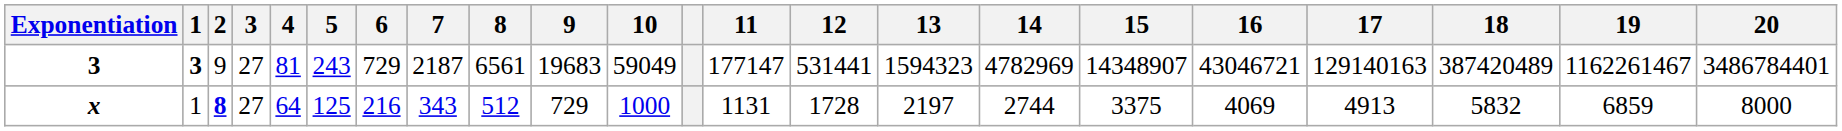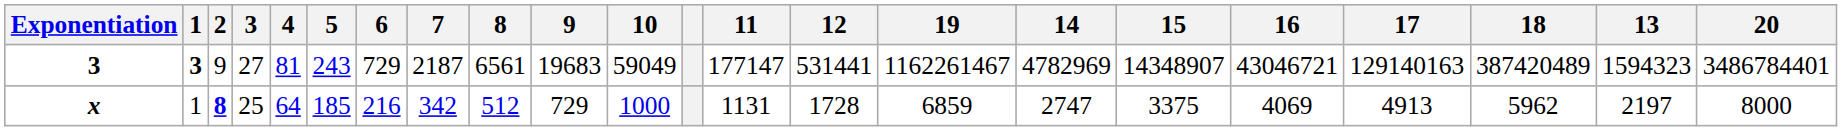columns swapped: (928, 24) <-> (1628, 24)
(251, 105) 27 -> (251, 105) 25
(332, 105) 125 -> (332, 105) 185
(438, 105) 343 -> (438, 105) 342
(1029, 105) 2744 -> (1066, 105) 2747
(1496, 105) 5832 -> (1533, 105) 5962
